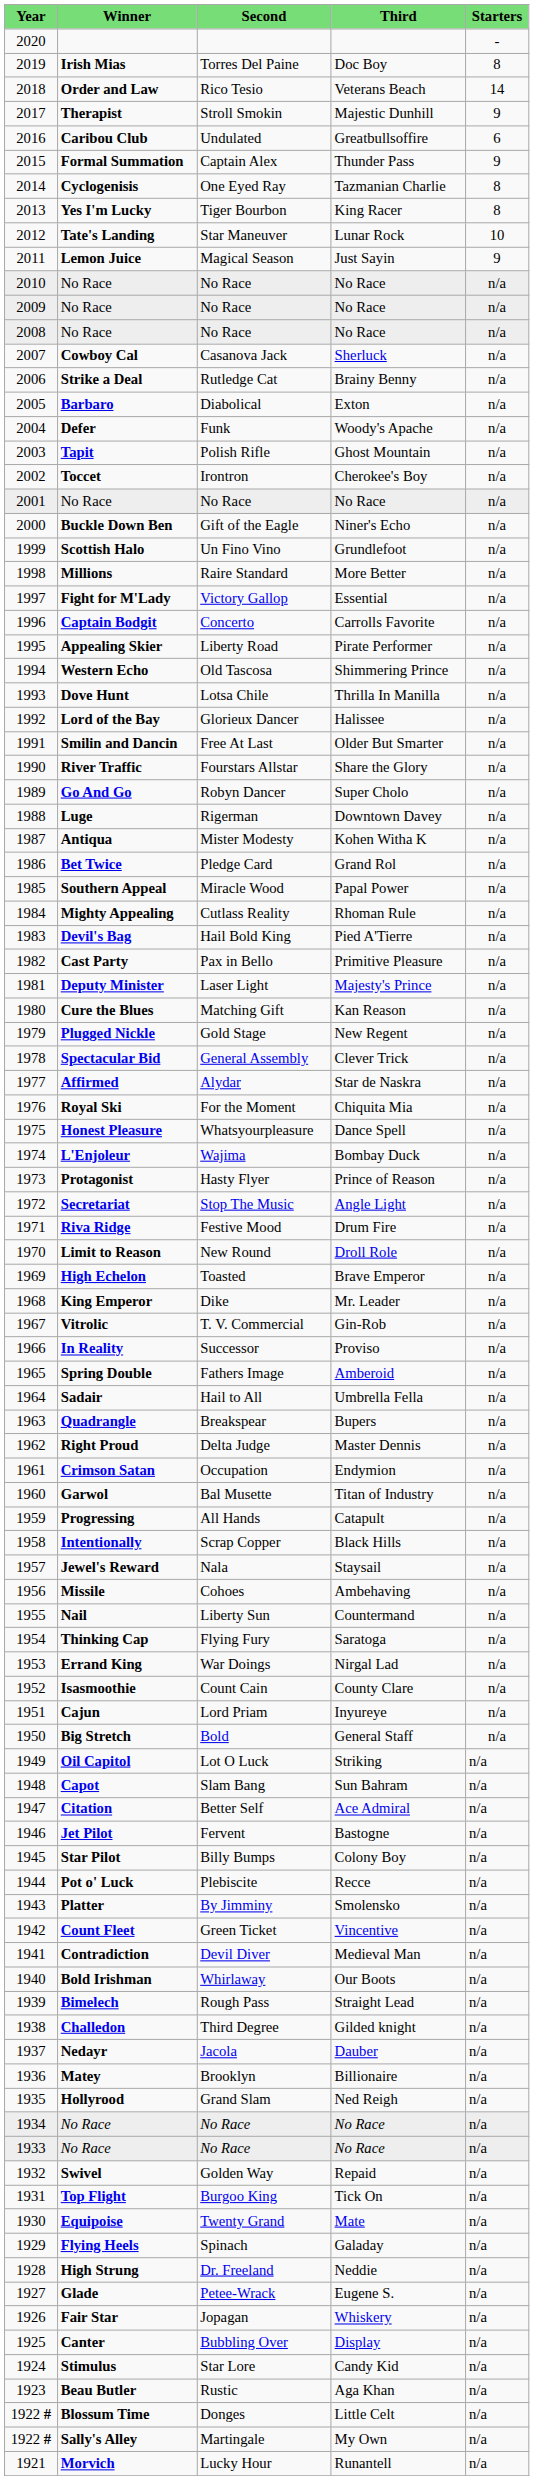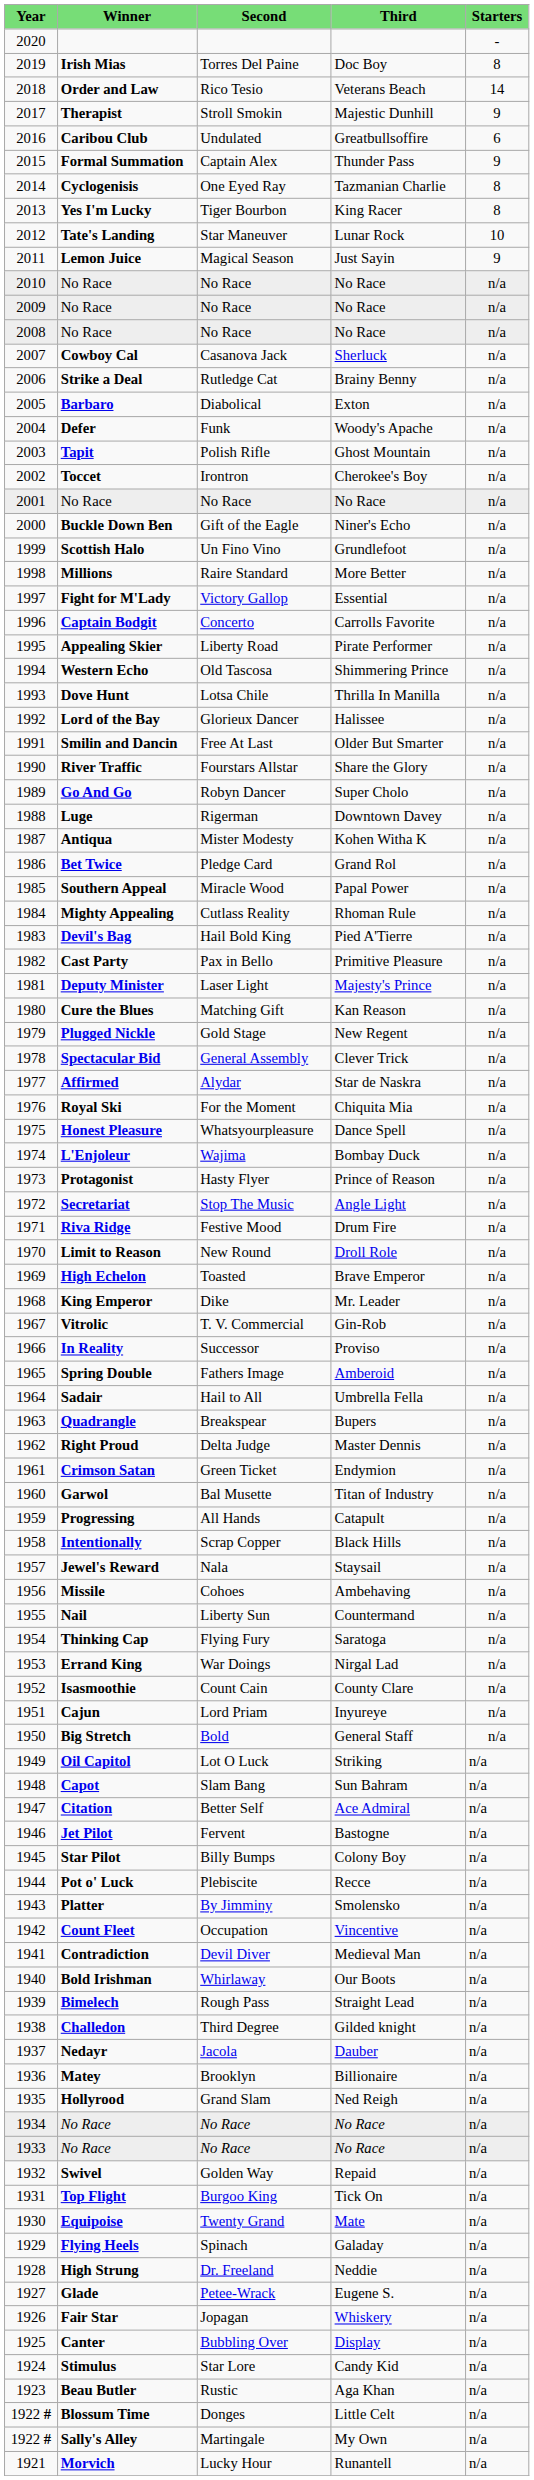(234, 1470) Occupation -> (238, 1470) Green Ticket
(238, 1930) Green Ticket -> (234, 1930) Occupation
